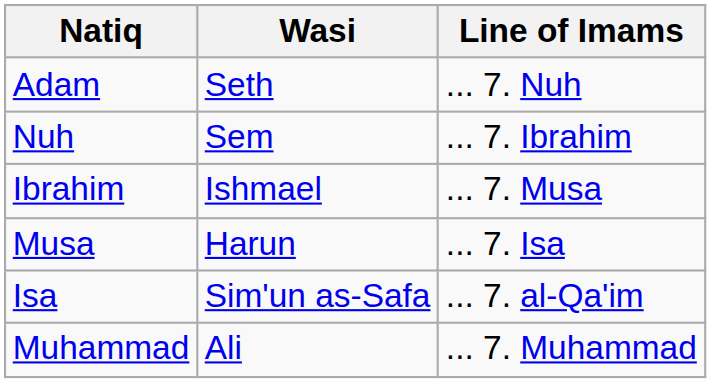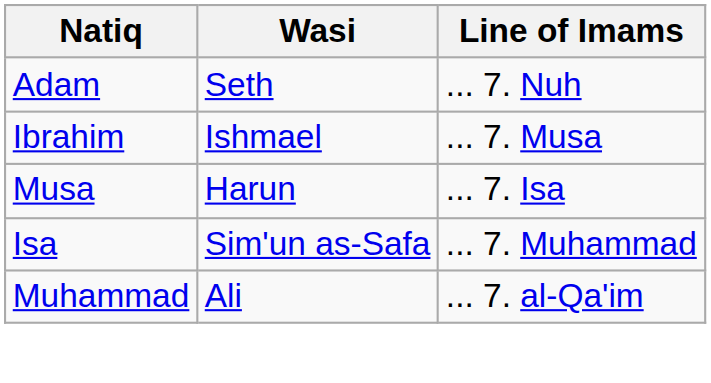- row: (43, 137)
(545, 296) ... 7. al-Qa'im -> (571, 243) ... 7. Muhammad
(571, 349) ... 7. Muhammad -> (545, 296) ... 7. al-Qa'im
